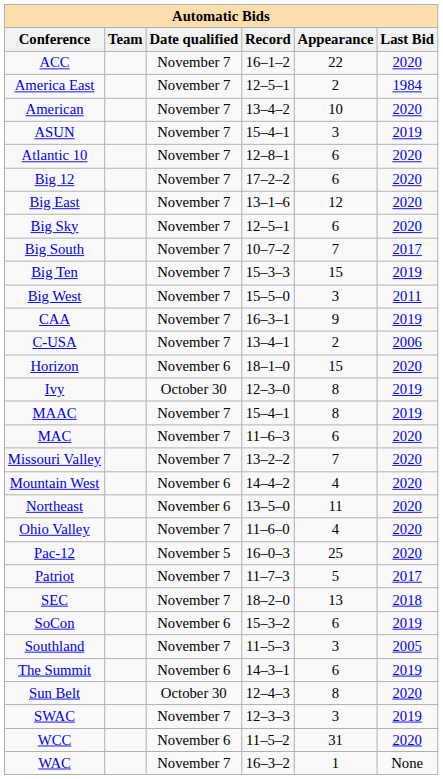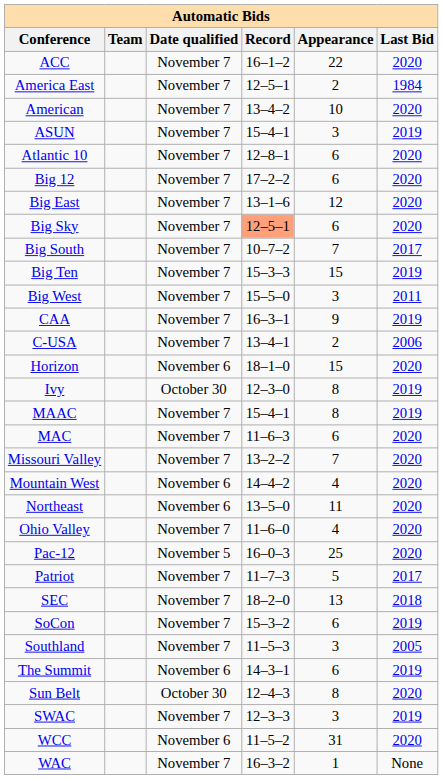(268, 226) no background -> (268, 226) lightsalmon background
(194, 623) November 6 -> (194, 623) November 7
